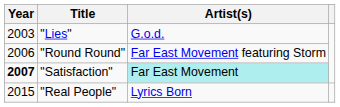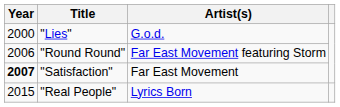(21, 33) 2003 -> (21, 33) 2000
(185, 72) paleturquoise background -> (185, 72) no background
